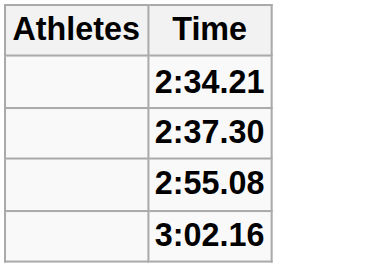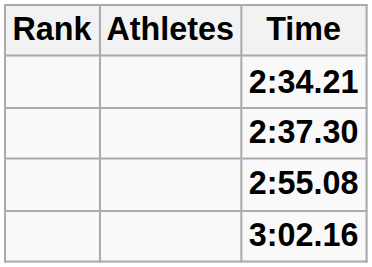+ column: (52, 30)
